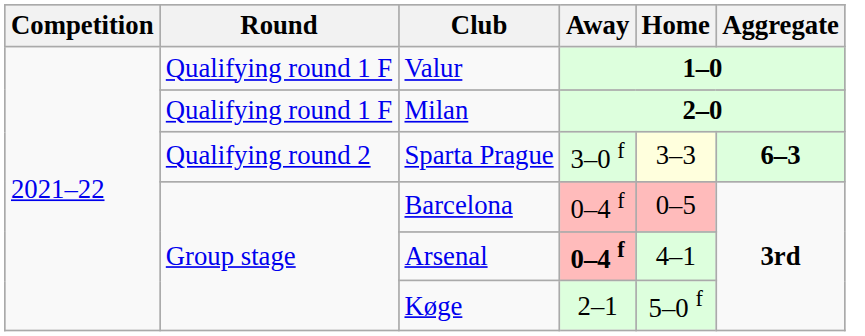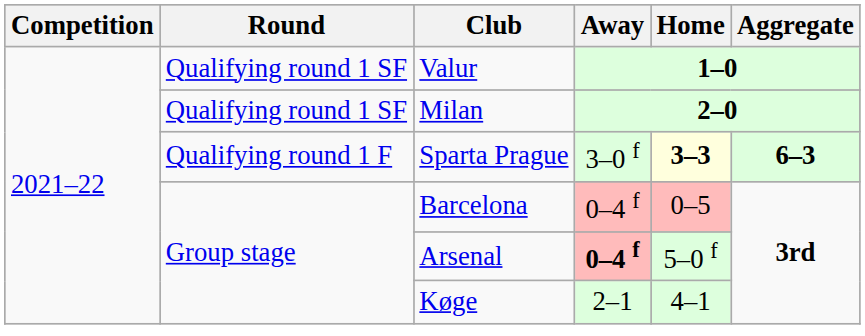(279, 68) Qualifying round 1 F -> (286, 68) Qualifying round 1 SF
(279, 110) Qualifying round 1 F -> (286, 110) Qualifying round 1 SF
(268, 156) Qualifying round 2 -> (279, 156) Qualifying round 1 F
(676, 156) normal -> (691, 156) bold
(676, 255) 4–1 -> (691, 255) 5–0 f
(676, 305) 5–0 f -> (691, 301) 4–1
